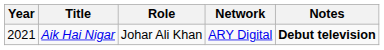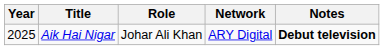(21, 34) 2021 -> (21, 34) 2025
